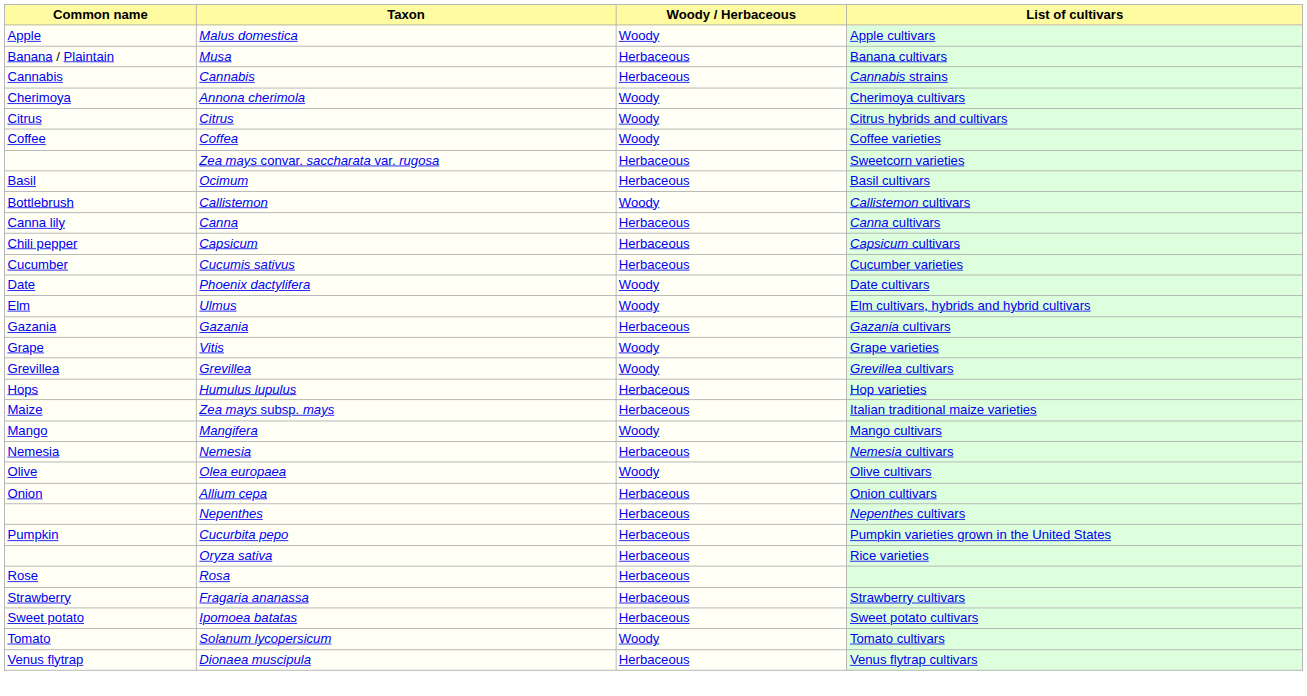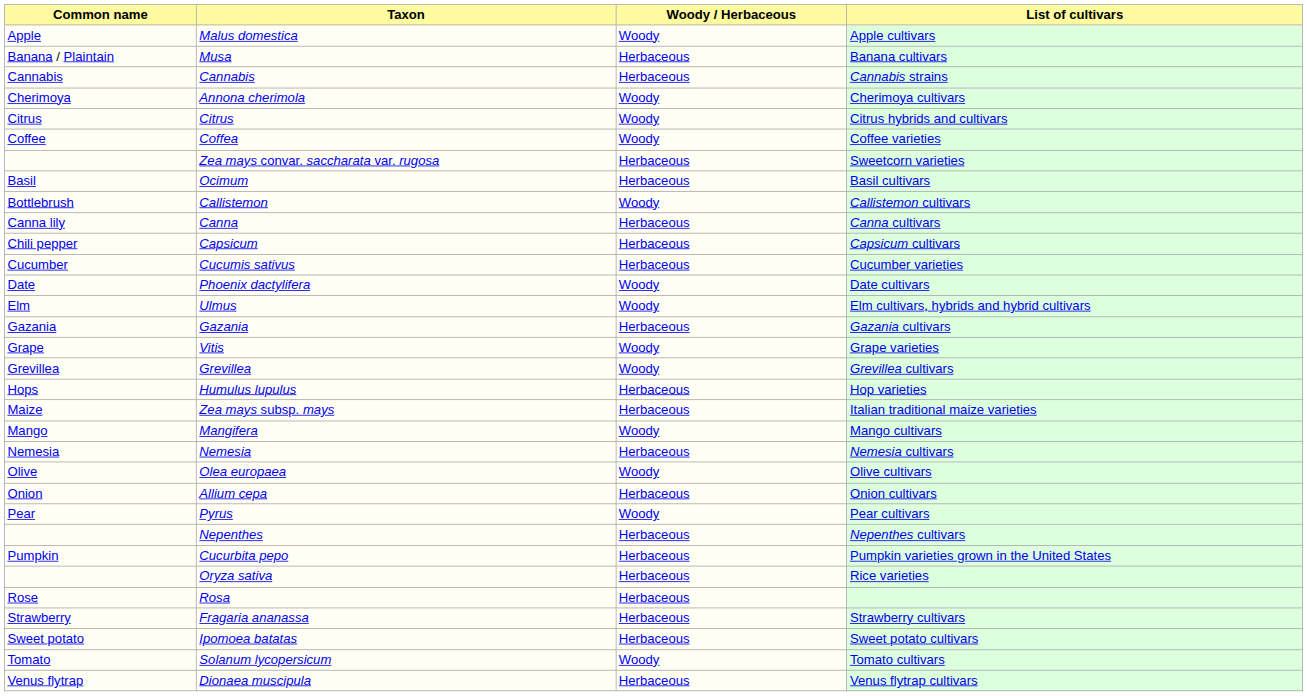+ row: (216, 514)
